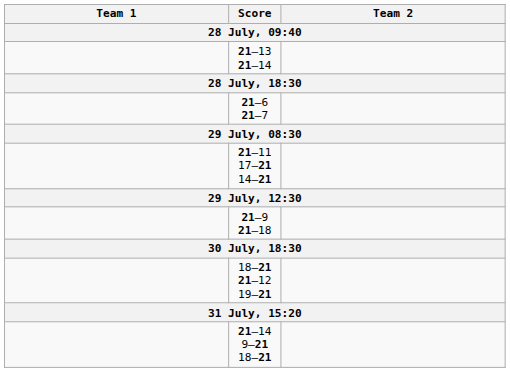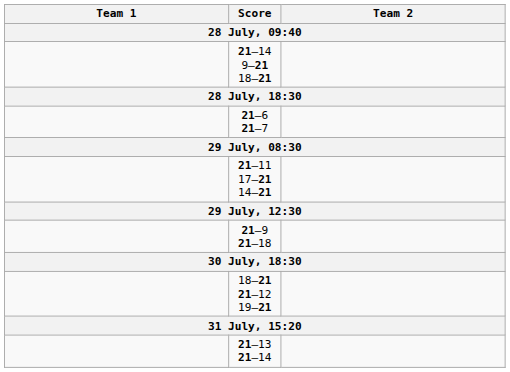rows swapped: (255, 344) <-> (255, 57)
